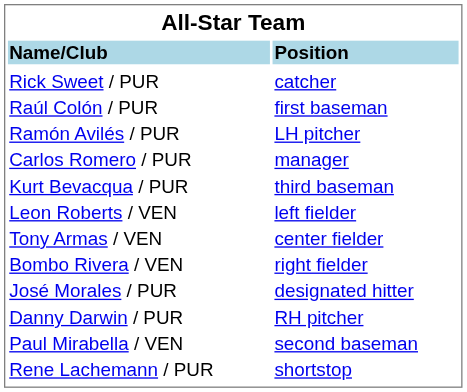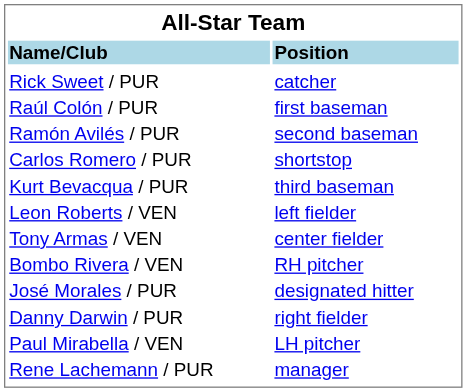(317, 134) LH pitcher -> (346, 134) second baseman
(312, 160) manager -> (313, 160) shortstop
(321, 265) right fielder -> (319, 265) RH pitcher
(319, 317) RH pitcher -> (321, 317) right fielder
(346, 343) second baseman -> (317, 343) LH pitcher
(313, 369) shortstop -> (312, 369) manager
